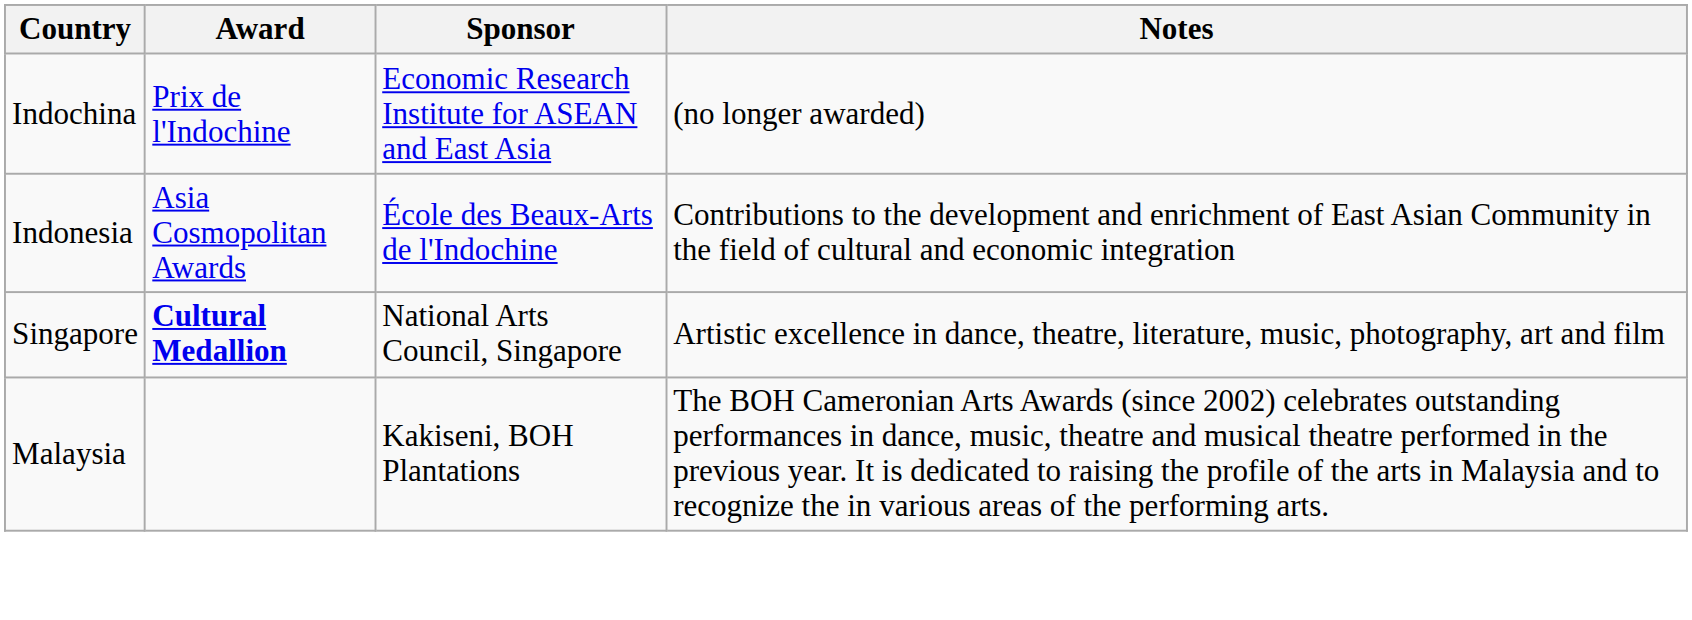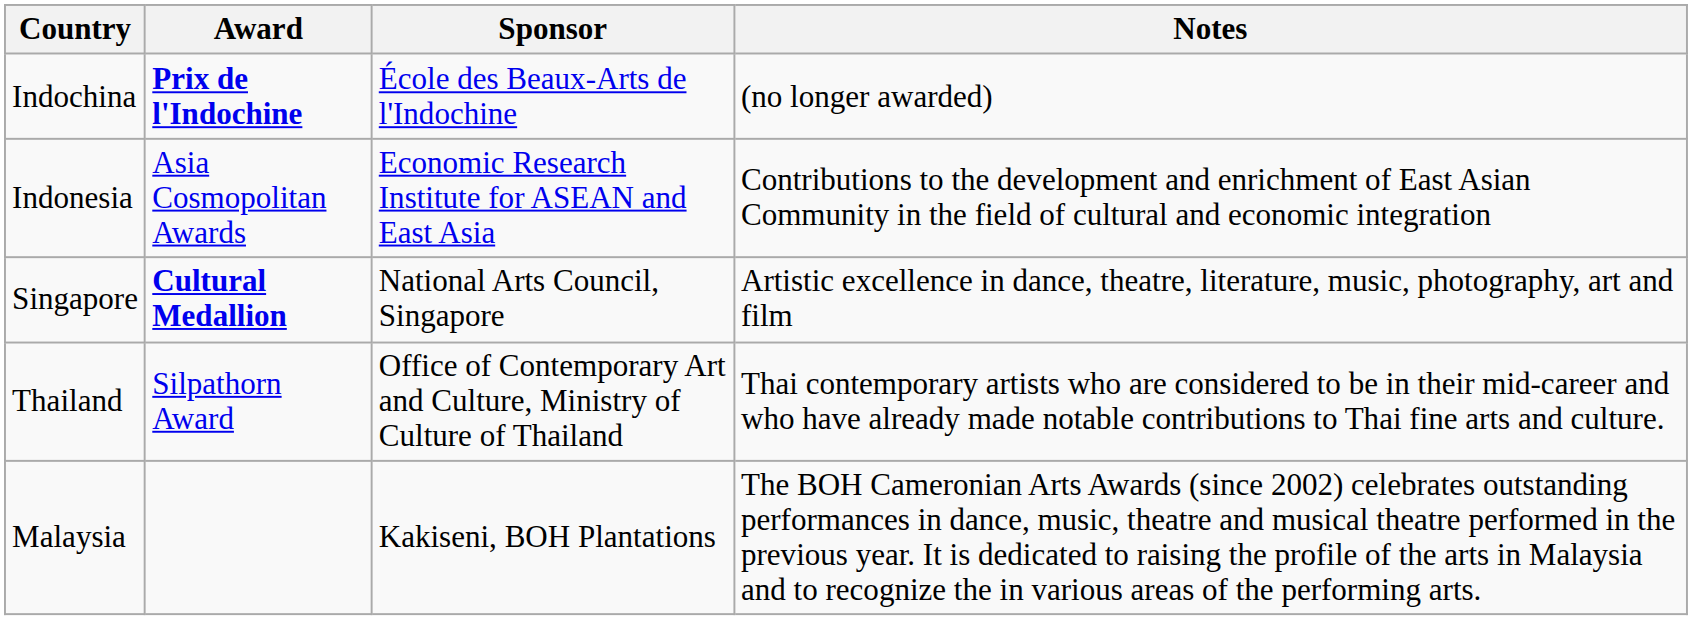(221, 113) normal -> (227, 95) bold
(510, 113) Economic Research Institute for ASEAN and East Asia -> (533, 95) École des Beaux-Arts de l'Indochine
(518, 232) École des Beaux-Arts de l'Indochine -> (533, 197) Economic Research Institute for ASEAN and East Asia
+ row: (67, 400)
